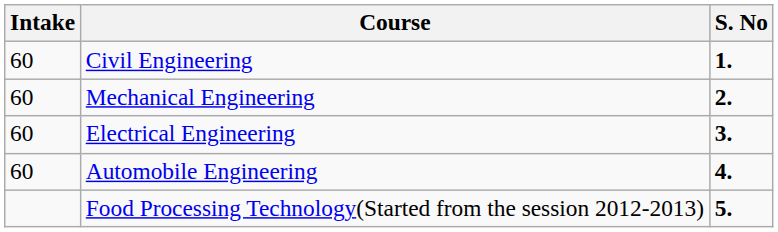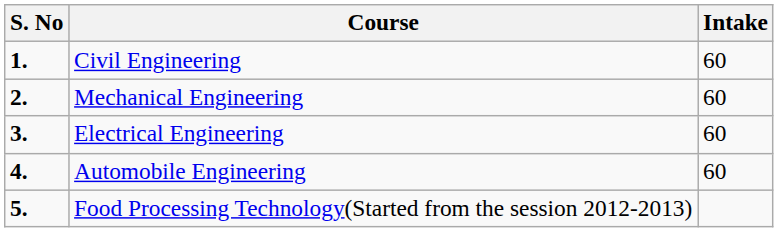columns swapped: (741, 23) <-> (43, 23)
